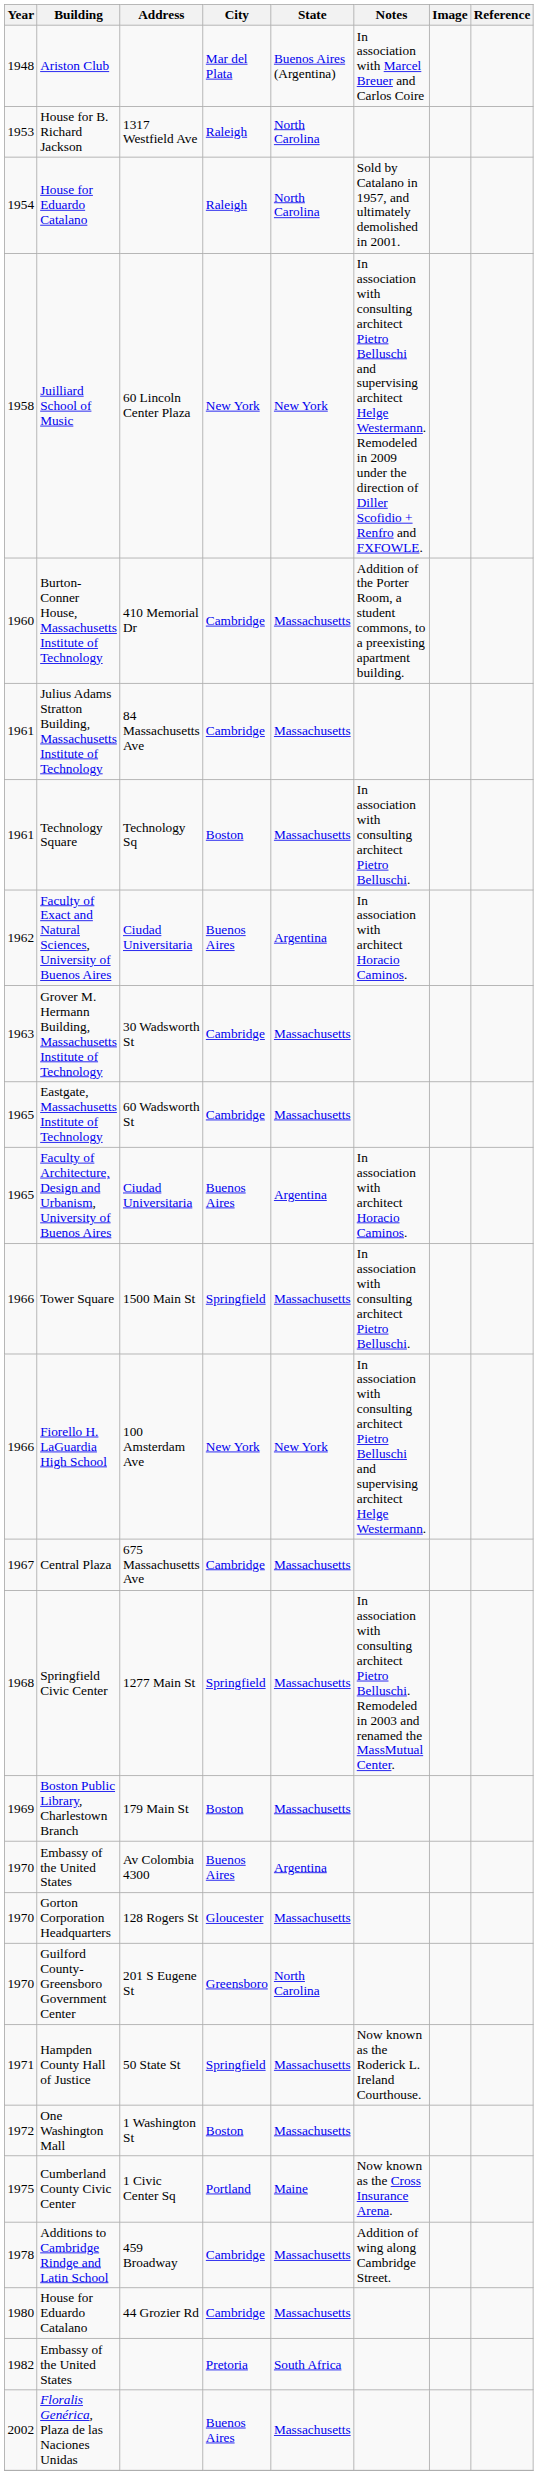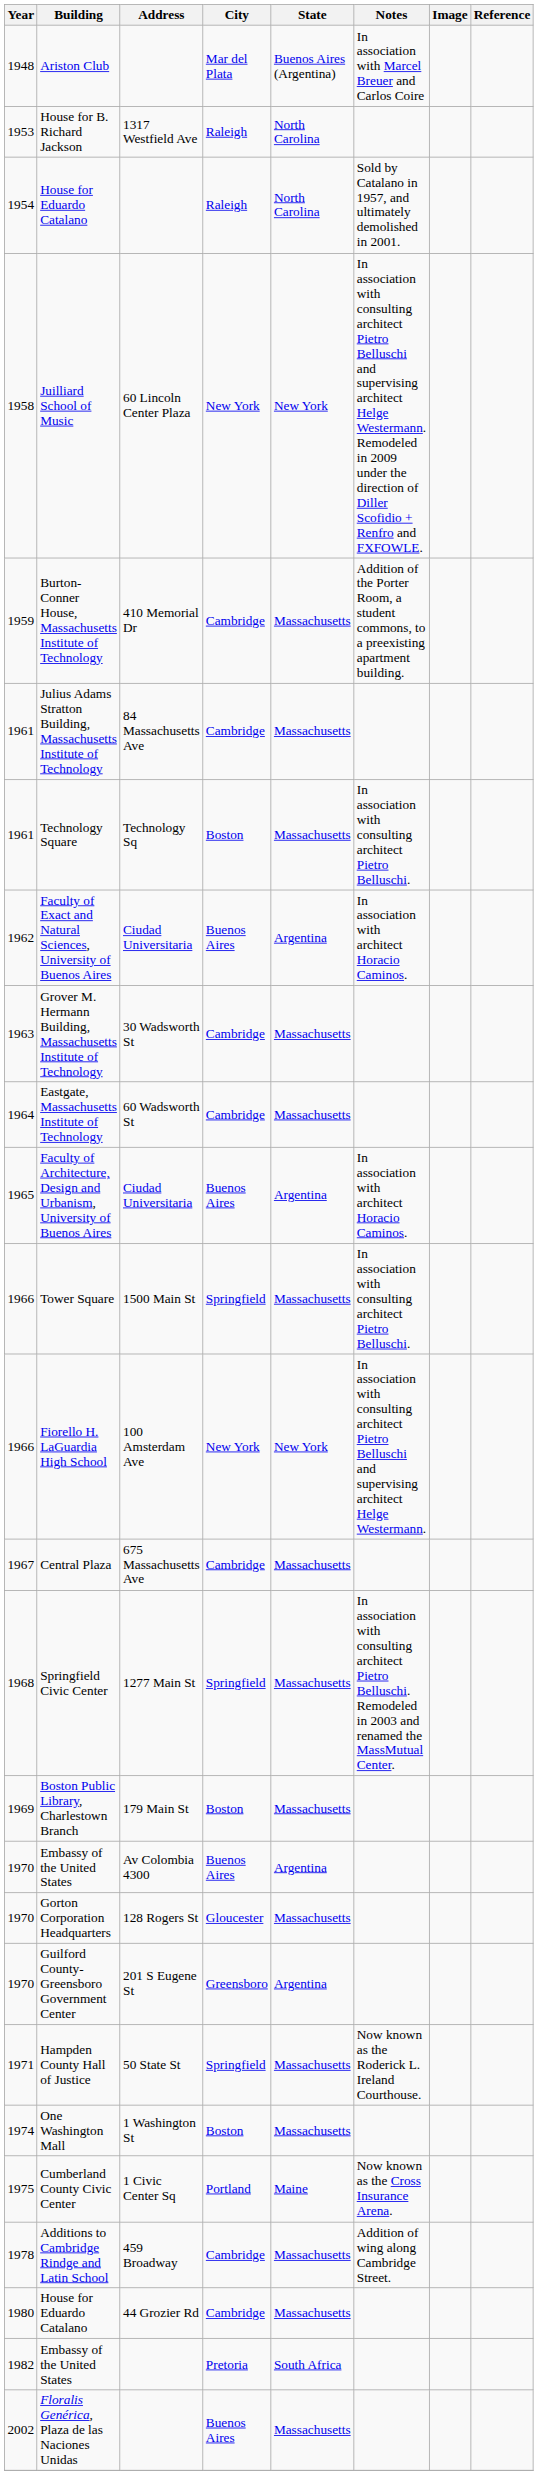(21, 620) 1960 -> (21, 620) 1959
(21, 1114) 1965 -> (21, 1114) 1964
(297, 1983) North Carolina -> (300, 1983) Argentina
(21, 2130) 1972 -> (21, 2130) 1974
